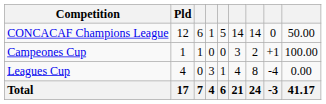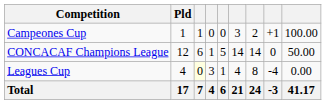rows swapped: (88, 33) <-> (47, 52)
(200, 71) no background -> (200, 71) lightyellow background
